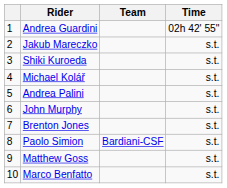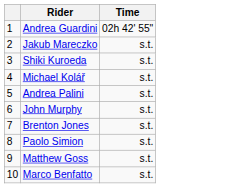- column: (133, 12)
